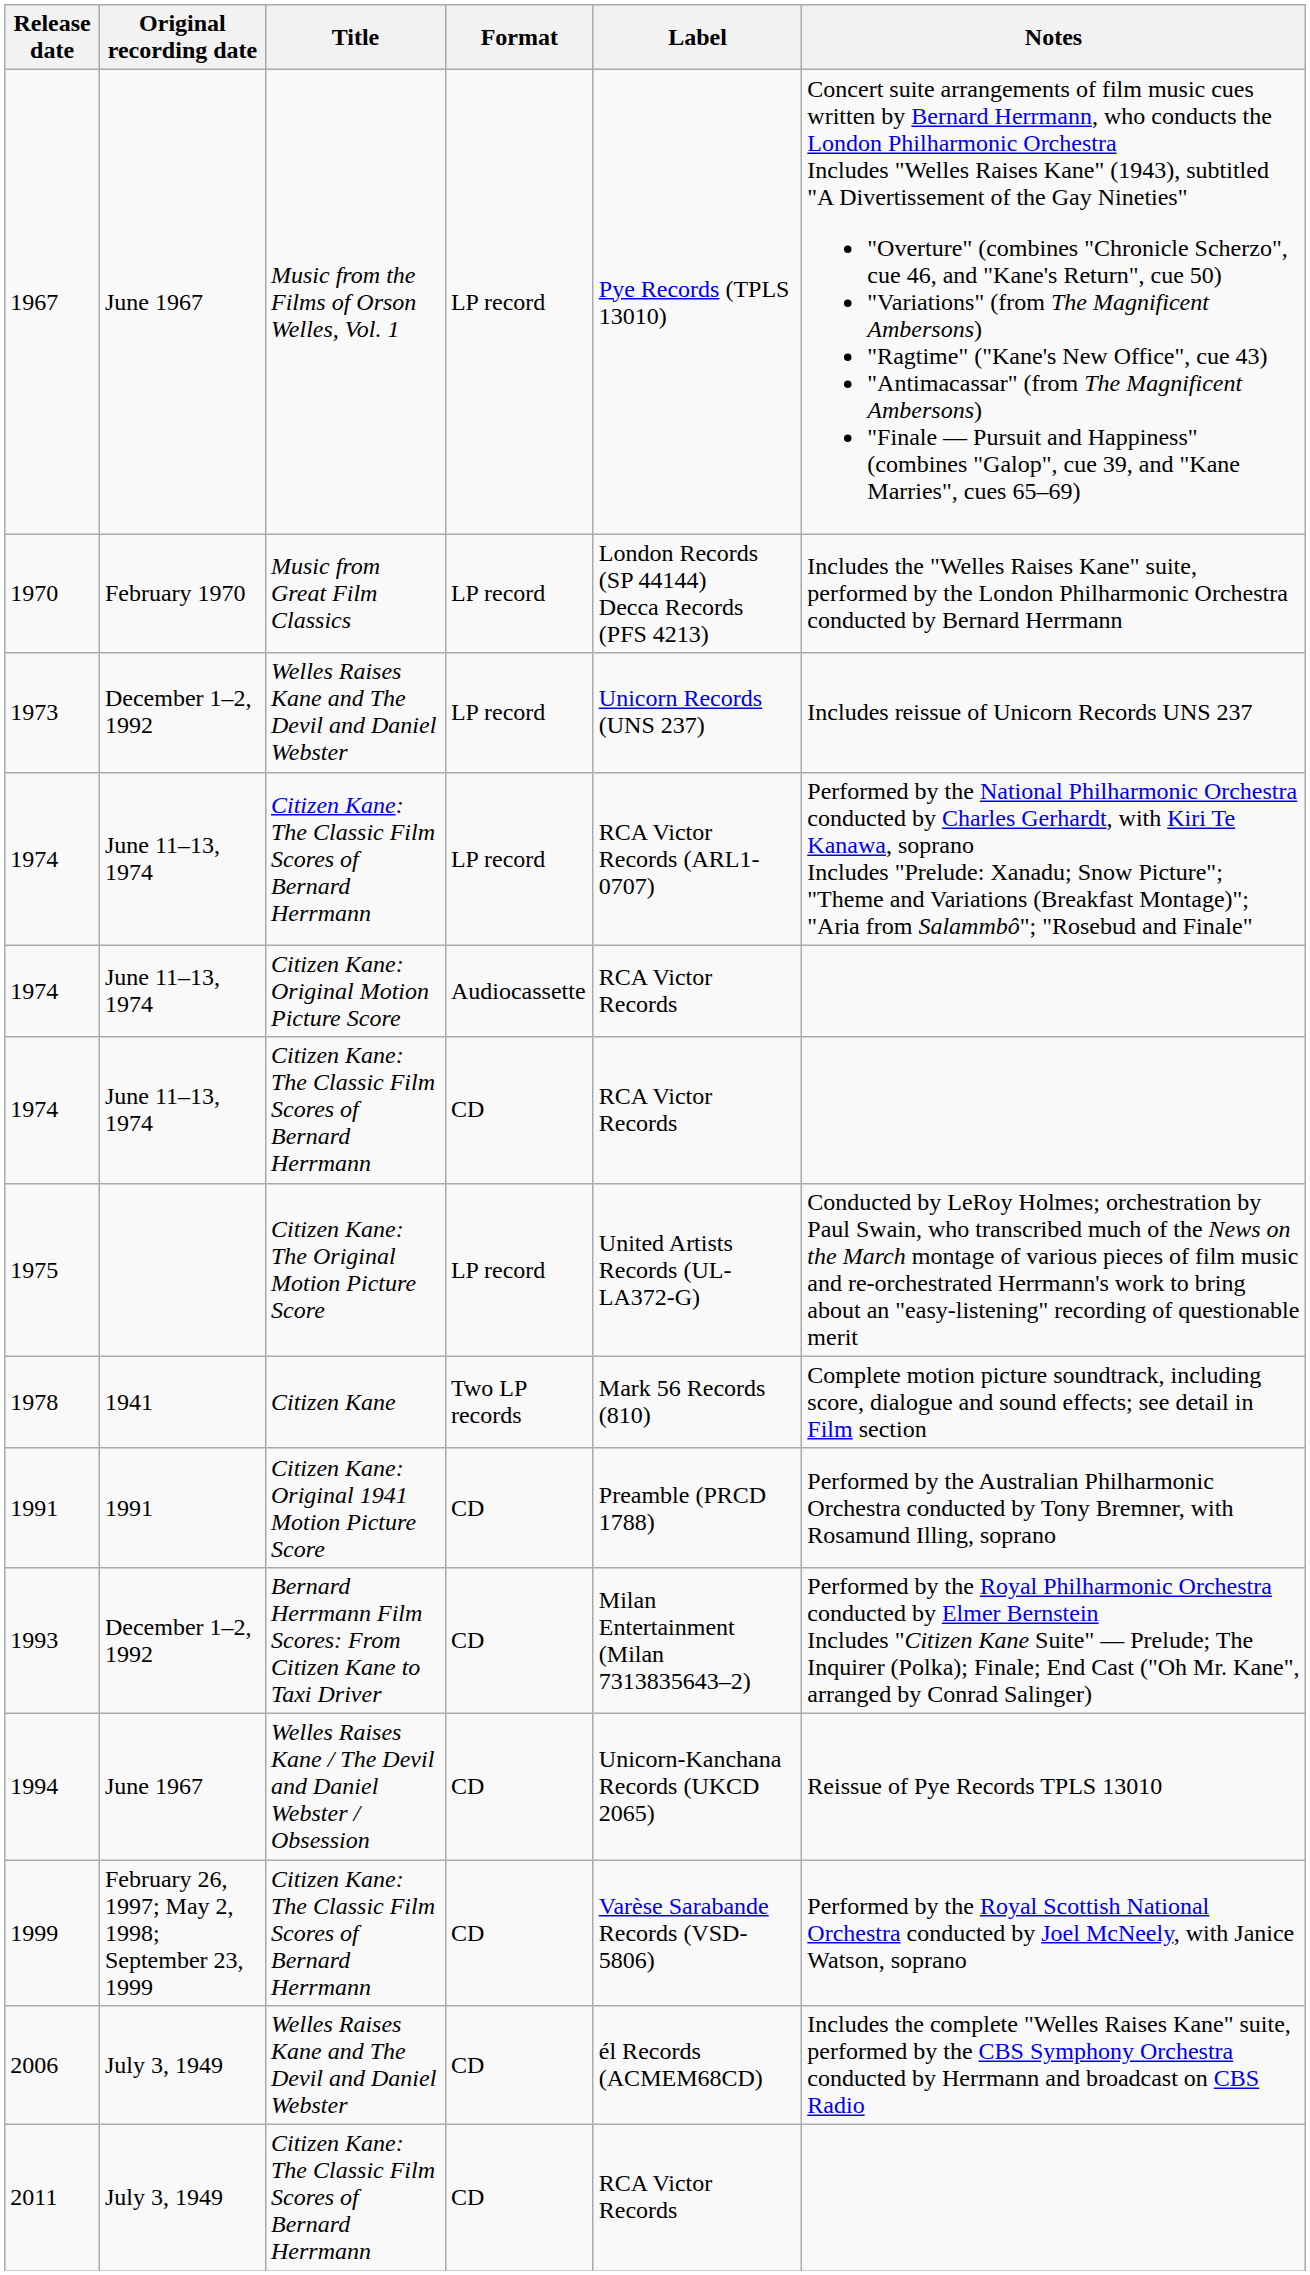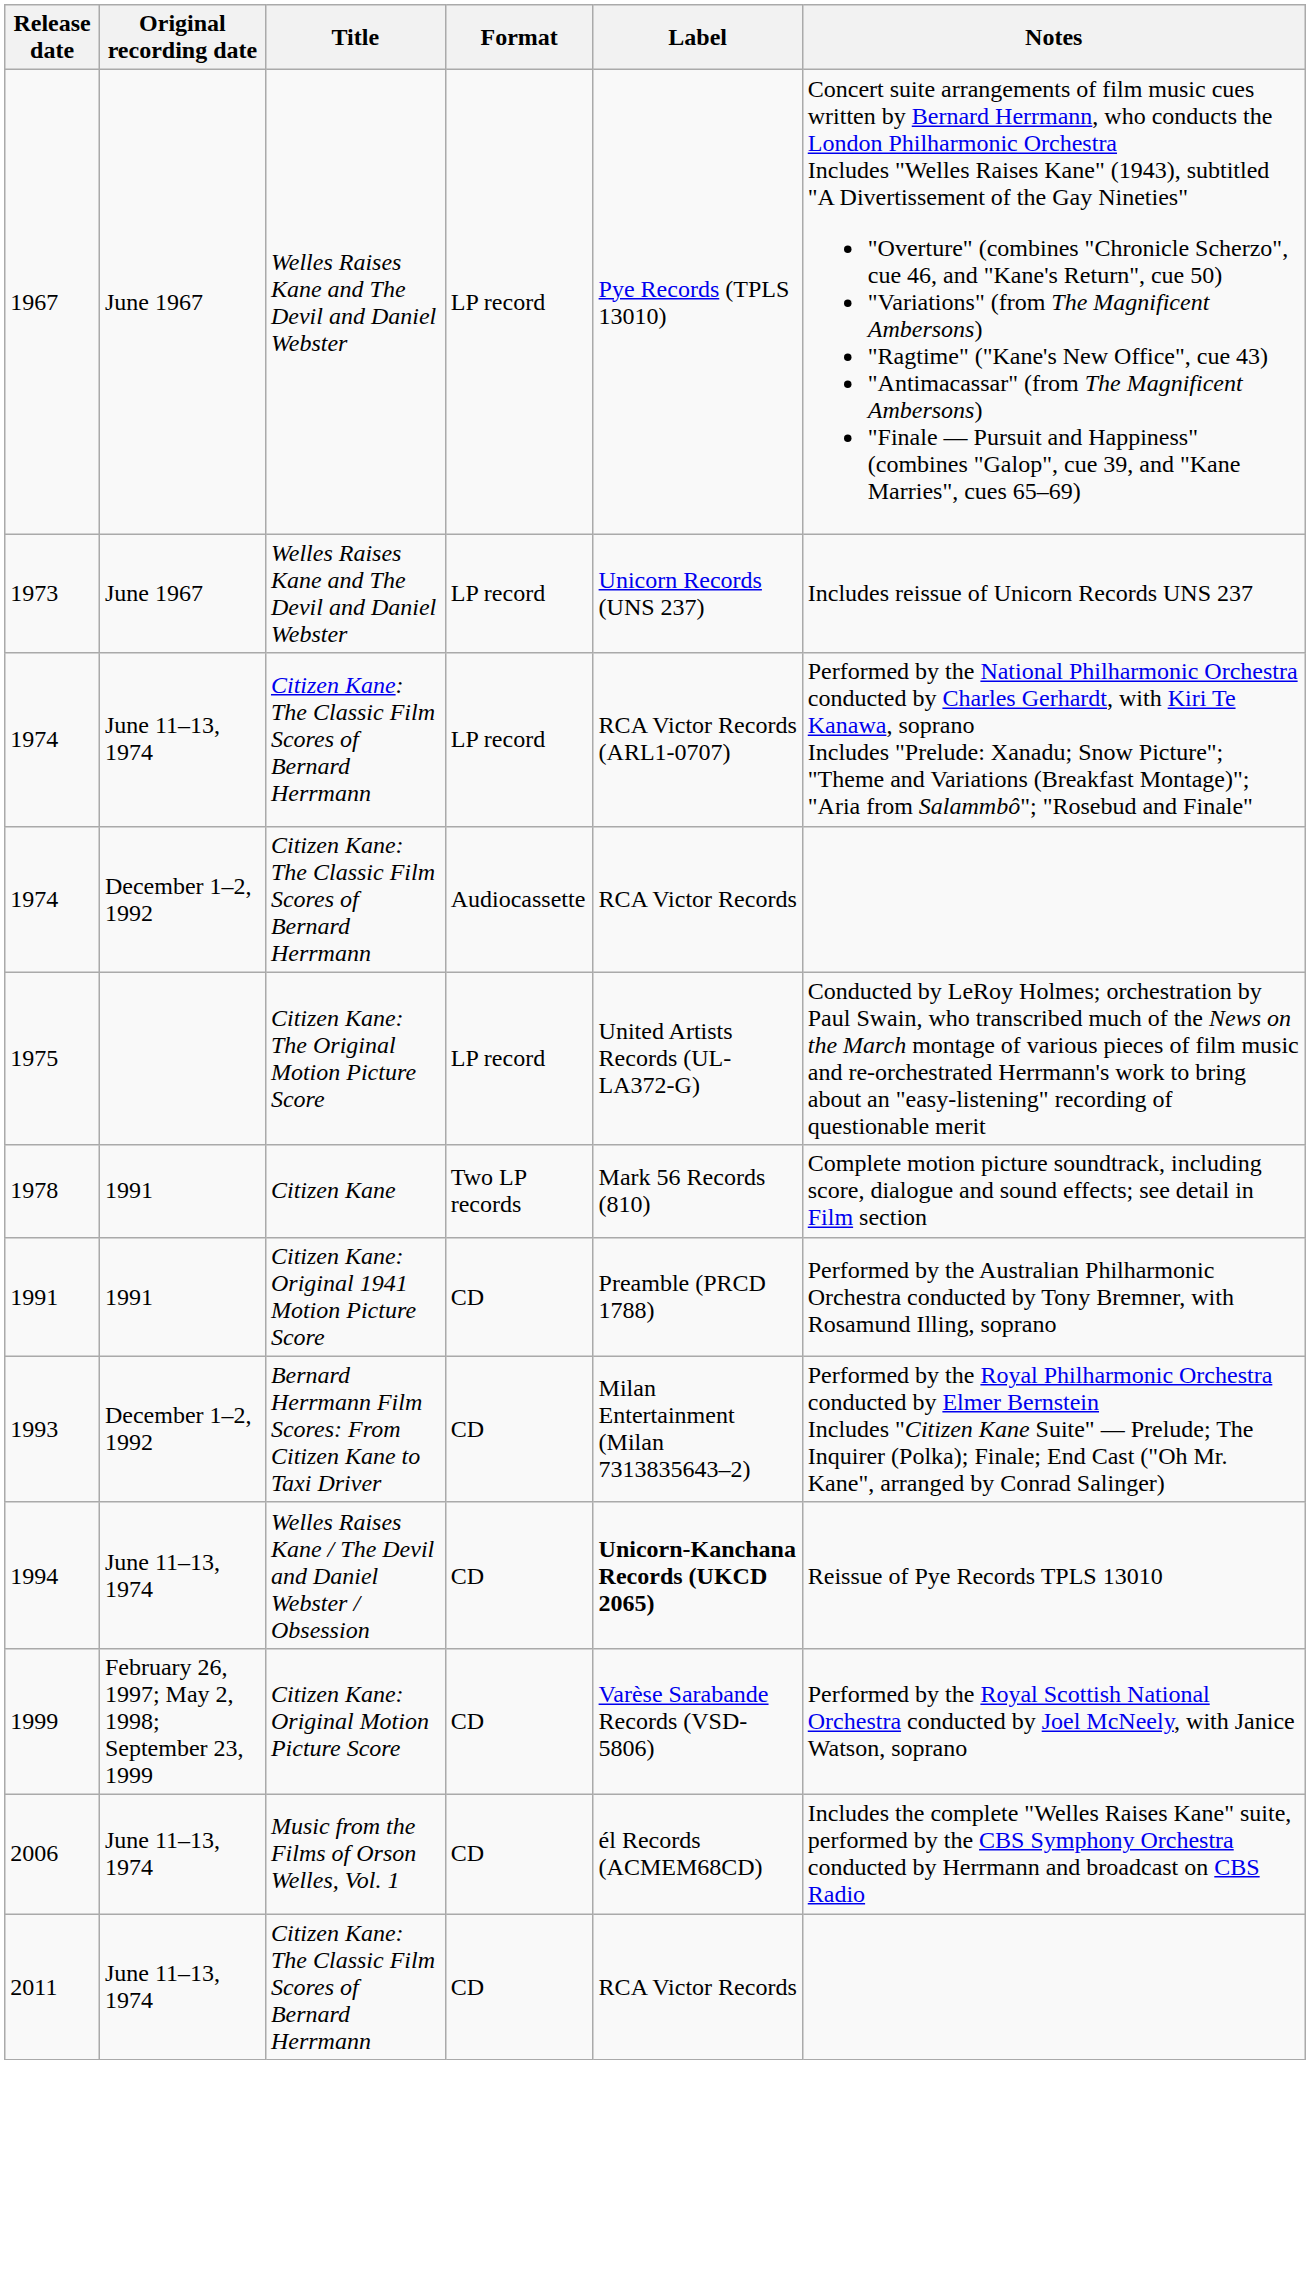(344, 301) Music from the Films of Orson Welles, Vol. 1 -> (354, 301) Welles Raises Kane and The Devil and Daniel Webster
- row: (34, 593)
(178, 712) December 1–2, 1992 -> (154, 593) June 1967
(162, 990) June 11–13, 1974 -> (178, 898) December 1–2, 1992
(350, 990) Citizen Kane: Original Motion Picture Score -> (353, 898) Citizen Kane: The Classic Film Scores of Bernard Herrmann
- row: (34, 1109)
(129, 1402) 1941 -> (129, 1190) 1991
(154, 1786) June 1967 -> (162, 1575) June 11–13, 1974
(690, 1786) normal -> (697, 1575) bold
(353, 1932) Citizen Kane: The Classic Film Scores of Bernard Herrmann -> (350, 1721) Citizen Kane: Original Motion Picture Score
(164, 2064) July 3, 1949 -> (162, 1853) June 11–13, 1974
(354, 2064) Welles Raises Kane and The Devil and Daniel Webster -> (344, 1853) Music from the Films of Orson Welles, Vol. 1
(164, 2197) July 3, 1949 -> (162, 1986) June 11–13, 1974
